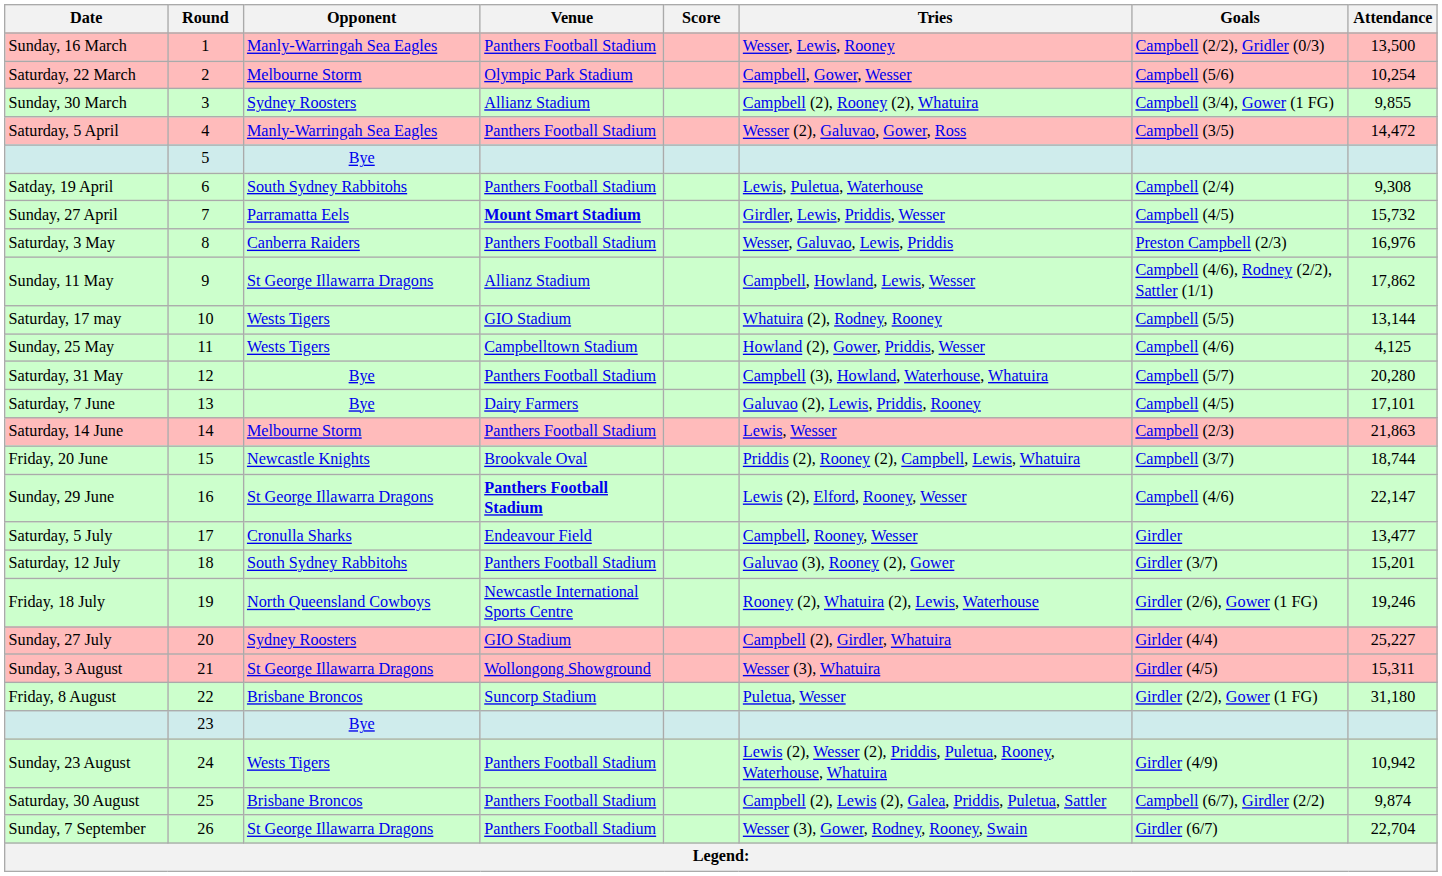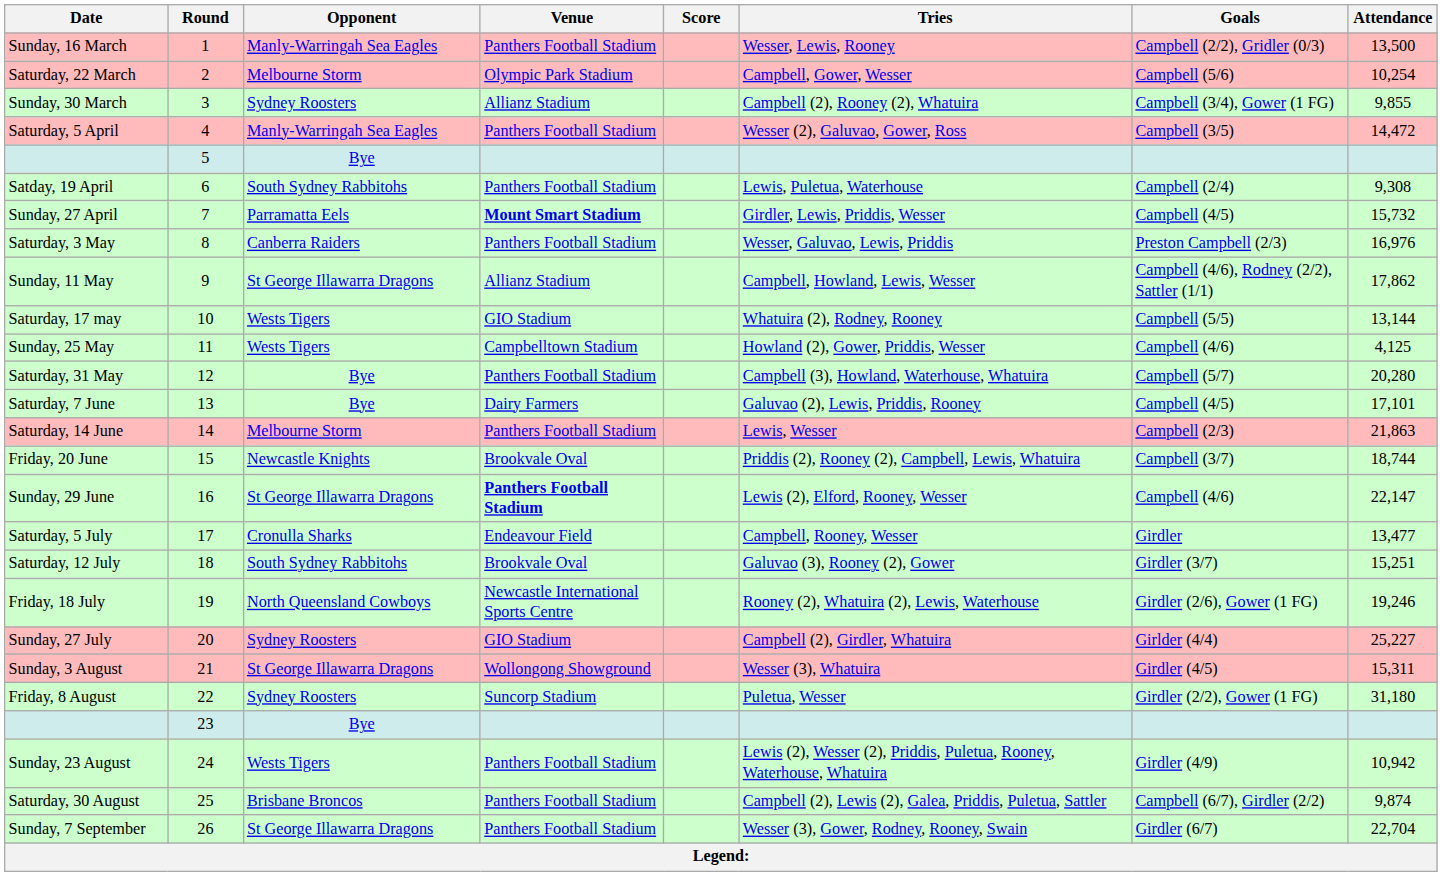(570, 564) Panthers Football Stadium -> (536, 564) Brookvale Oval
(1393, 564) 15,201 -> (1393, 564) 15,251
(305, 696) Brisbane Broncos -> (302, 696) Sydney Roosters
